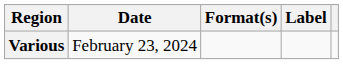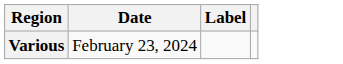- column: (241, 17)
